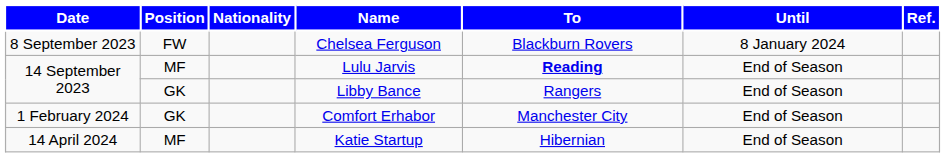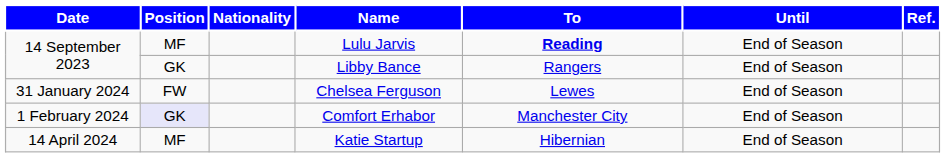- row: (73, 43)
+ row: (73, 91)
(175, 116) no background -> (175, 116) lavender background
